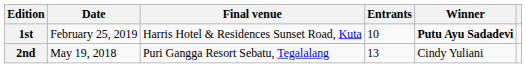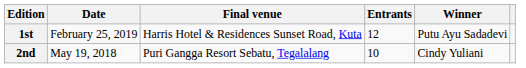(373, 34) 10 -> (373, 34) 12
(465, 34) bold -> (462, 34) normal
(373, 53) 13 -> (373, 53) 10
